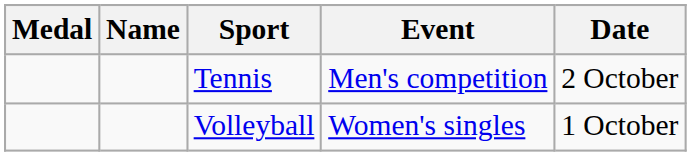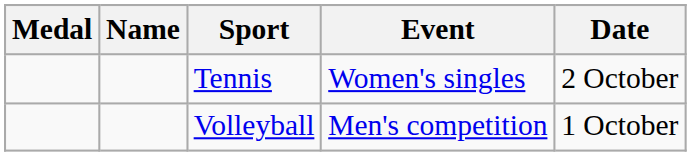(438, 77) Men's competition -> (427, 77) Women's singles
(427, 126) Women's singles -> (438, 126) Men's competition
